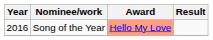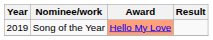(17, 27) 2016 -> (17, 27) 2019
